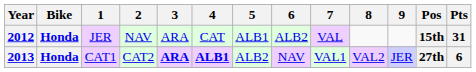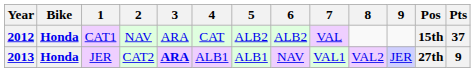(101, 36) JER -> (101, 36) CAT1
(252, 36) ALB1 -> (251, 36) ALB2
(459, 36) 31 -> (458, 36) 37
(101, 57) CAT1 -> (101, 57) JER
(212, 57) bold -> (212, 57) normal
(252, 57) ALB2 -> (251, 57) ALB1
(459, 57) 6 -> (458, 57) 9
